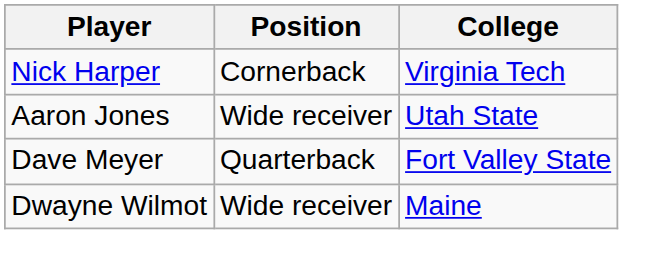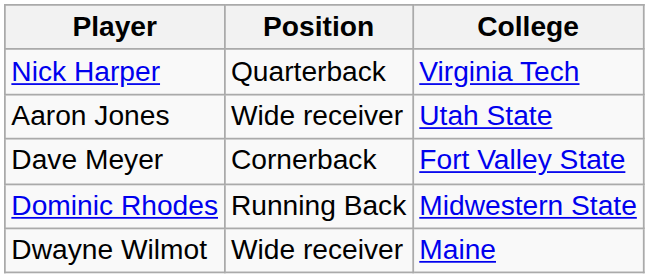(293, 71) Cornerback -> (308, 71) Quarterback
(297, 160) Quarterback -> (304, 160) Cornerback
+ row: (115, 205)
